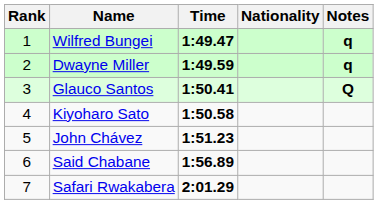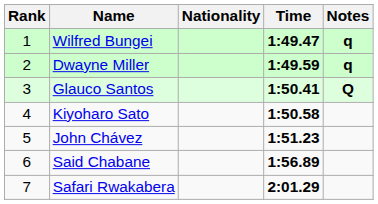columns swapped: (280, 16) <-> (208, 16)
